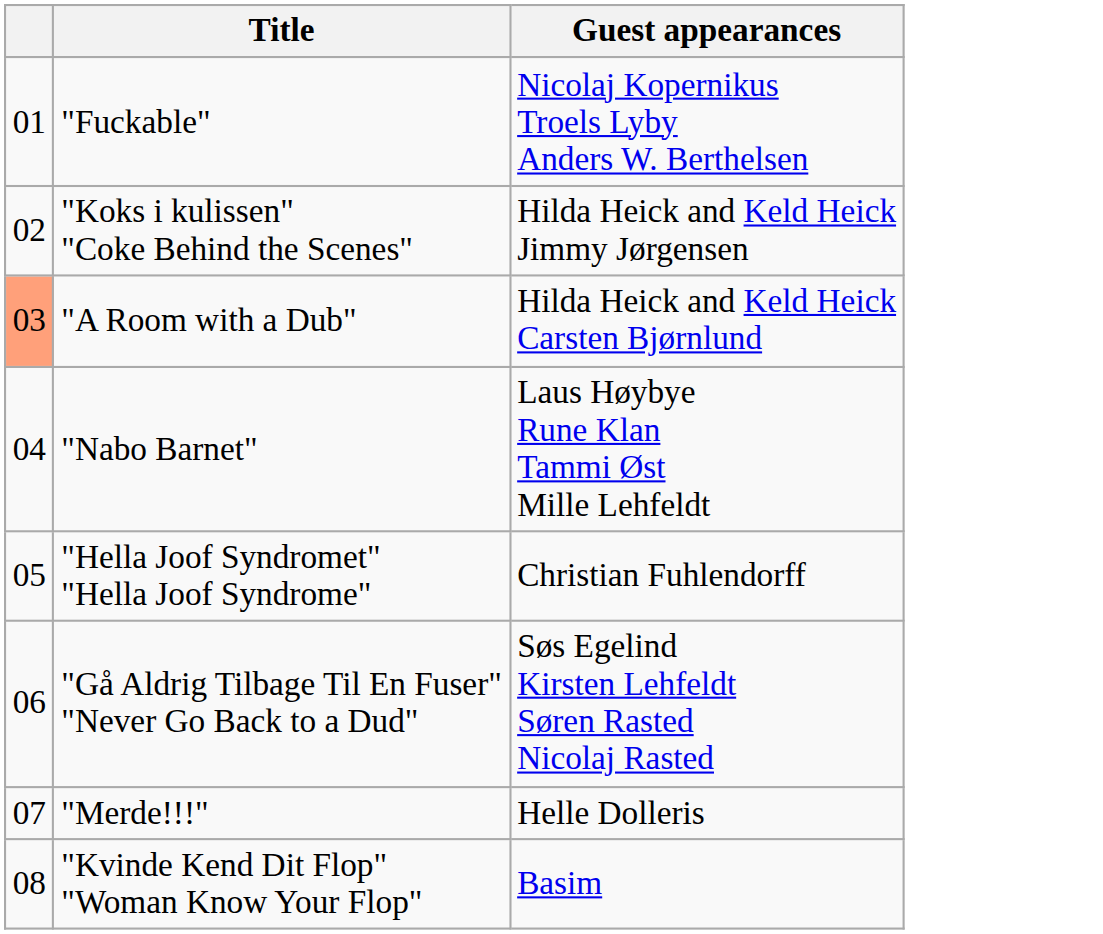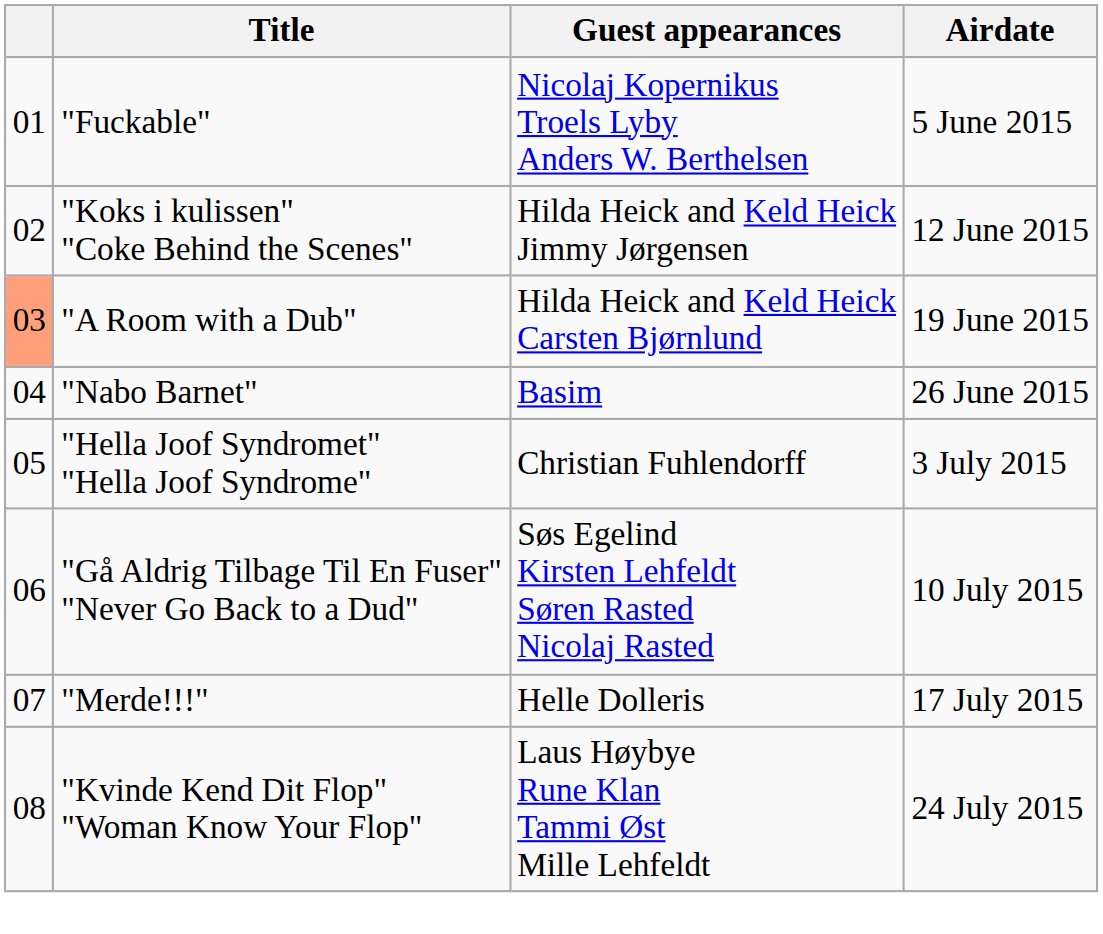+ column: (1000, 30)
(614, 447) Laus Høybye Rune Klan Tammi Øst Mille Lehfeldt -> (560, 391) Basim
(560, 883) Basim -> (614, 808) Laus Høybye Rune Klan Tammi Øst Mille Lehfeldt
